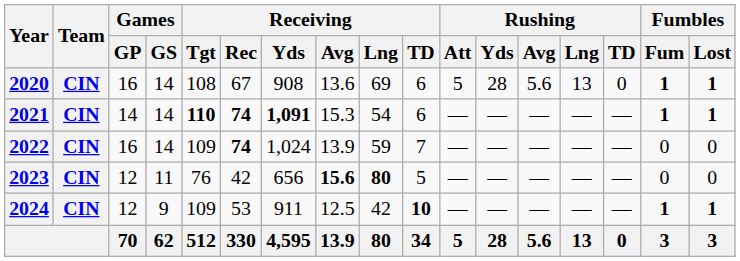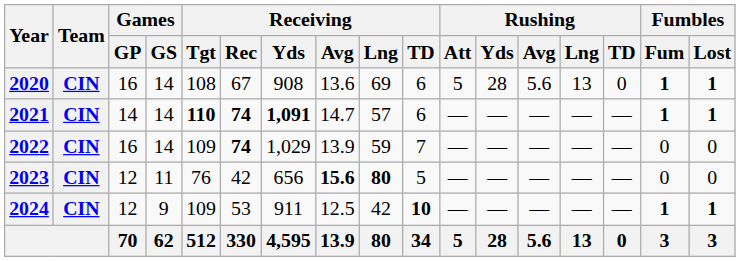(337, 114) 15.3 -> (337, 114) 14.7
(381, 114) 54 -> (381, 114) 57
(288, 146) 1,024 -> (288, 146) 1,029
